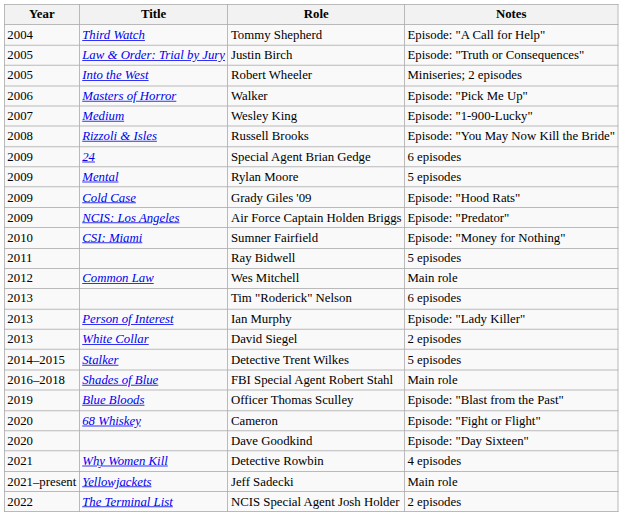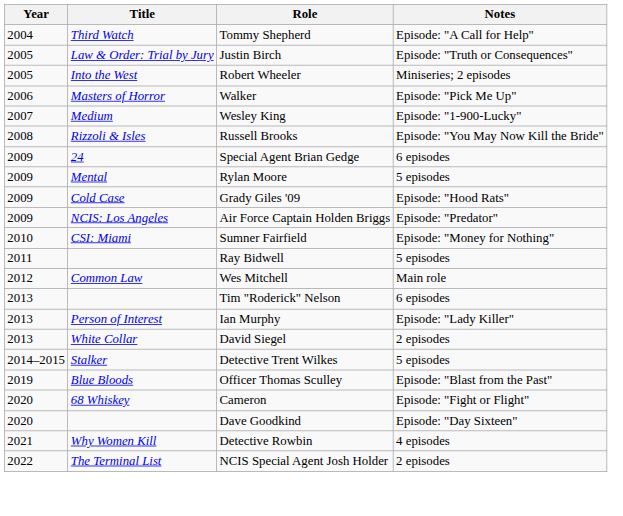- row: (312, 380)
- row: (262, 481)
